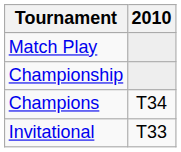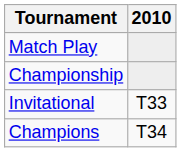rows swapped: (52, 132) <-> (54, 103)
